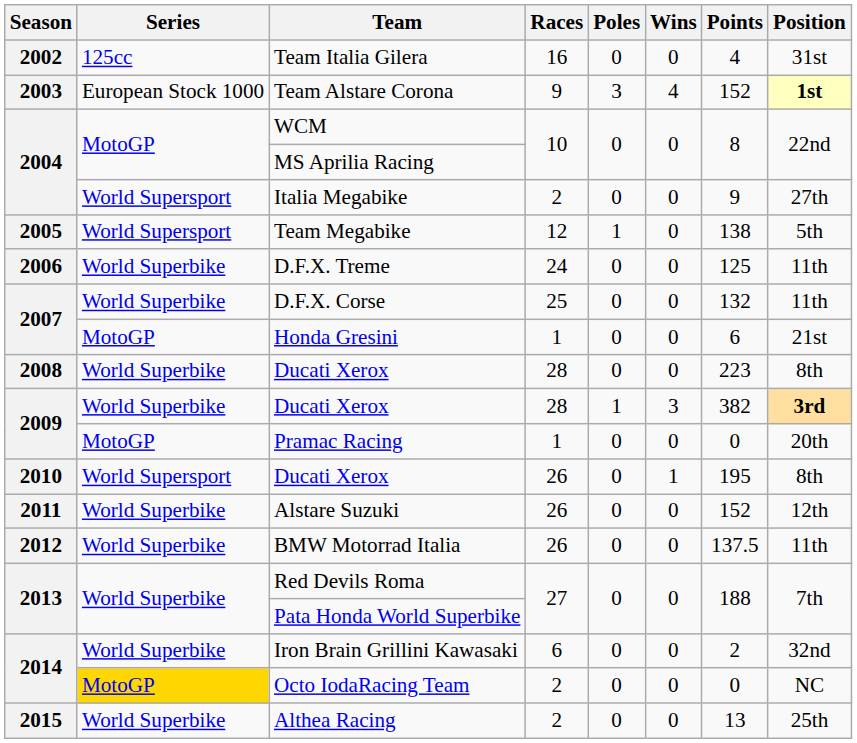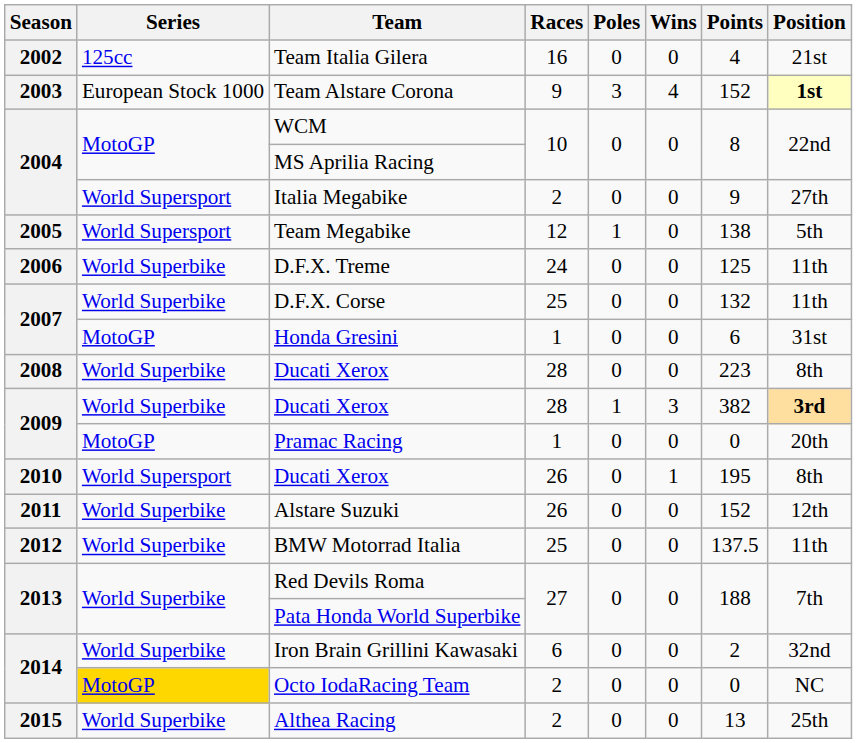(809, 57) 31st -> (809, 57) 21st
(809, 336) 21st -> (809, 336) 31st
(557, 546) 26 -> (557, 546) 25
